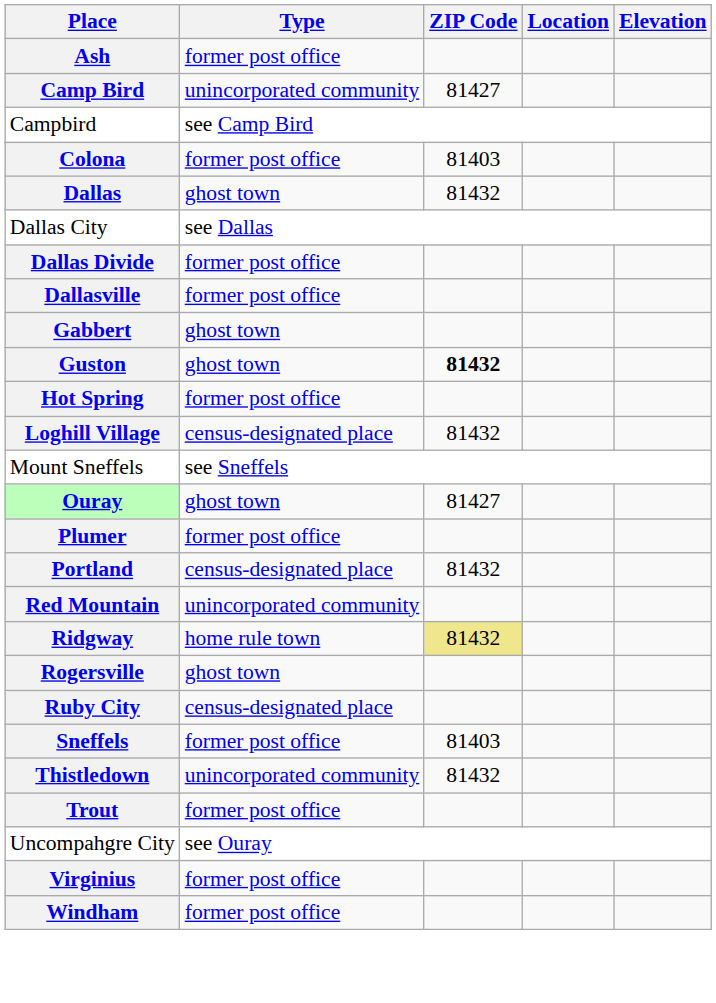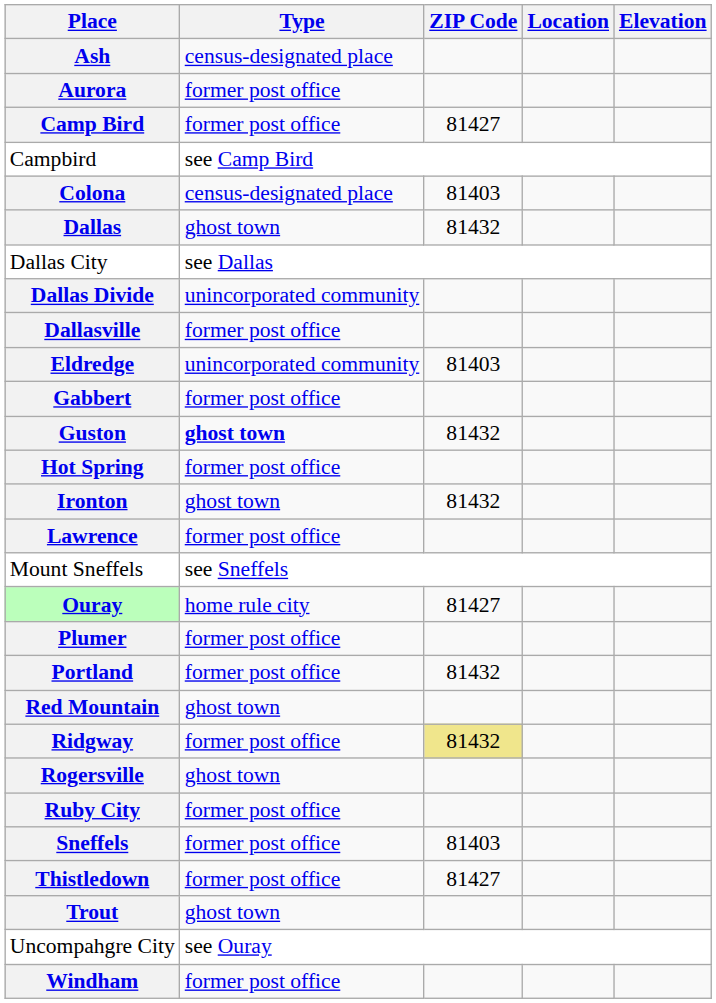(263, 55) former post office -> (289, 55) census-designated place
+ row: (92, 90)
(302, 90) unincorporated community -> (263, 124) former post office
(263, 158) former post office -> (289, 192) census-designated place
(263, 261) former post office -> (302, 295) unincorporated community
+ row: (92, 364)
(232, 329) ghost town -> (263, 398) former post office
(232, 364) normal -> (235, 432) bold
(473, 364) bold -> (473, 432) normal
+ row: (92, 501)
+ row: (92, 535)
- row: (92, 432)
(232, 501) ghost town -> (247, 603) home rule city
(289, 569) census-designated place -> (263, 672) former post office
(302, 603) unincorporated community -> (232, 706) ghost town
(253, 638) home rule town -> (263, 741) former post office
(289, 706) census-designated place -> (263, 809) former post office
(302, 775) unincorporated community -> (263, 878) former post office
(473, 775) 81432 -> (473, 878) 81427
(263, 809) former post office -> (232, 912) ghost town
- row: (92, 878)
